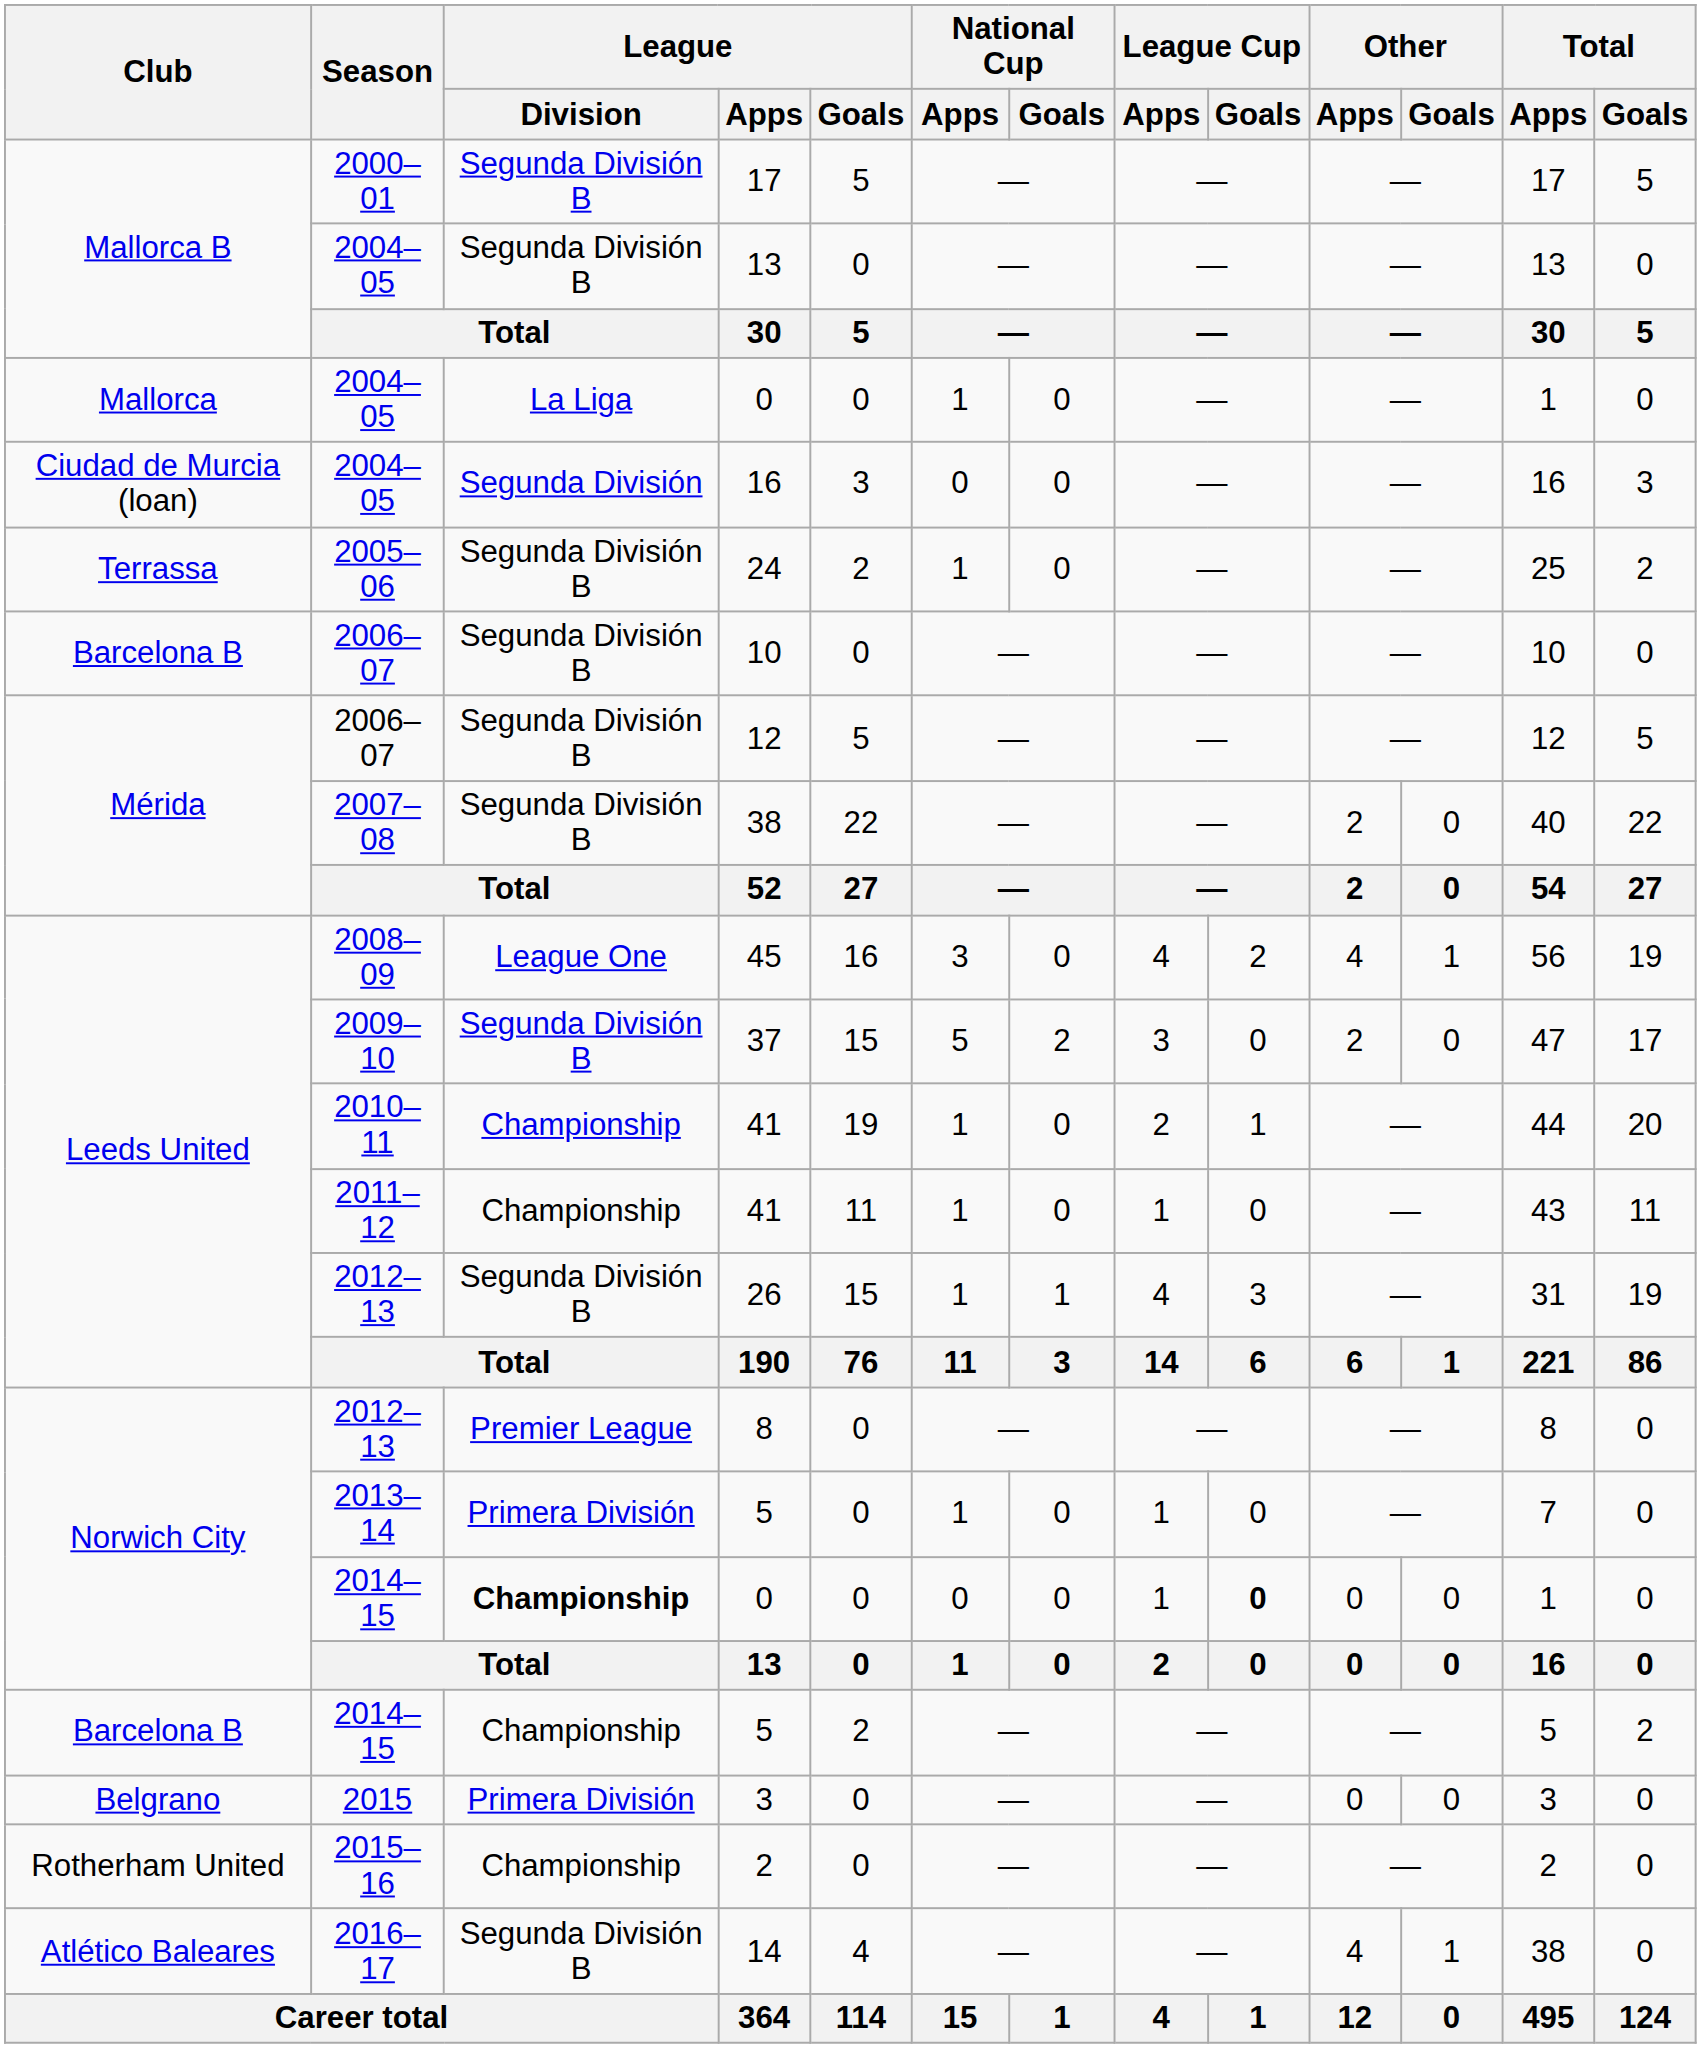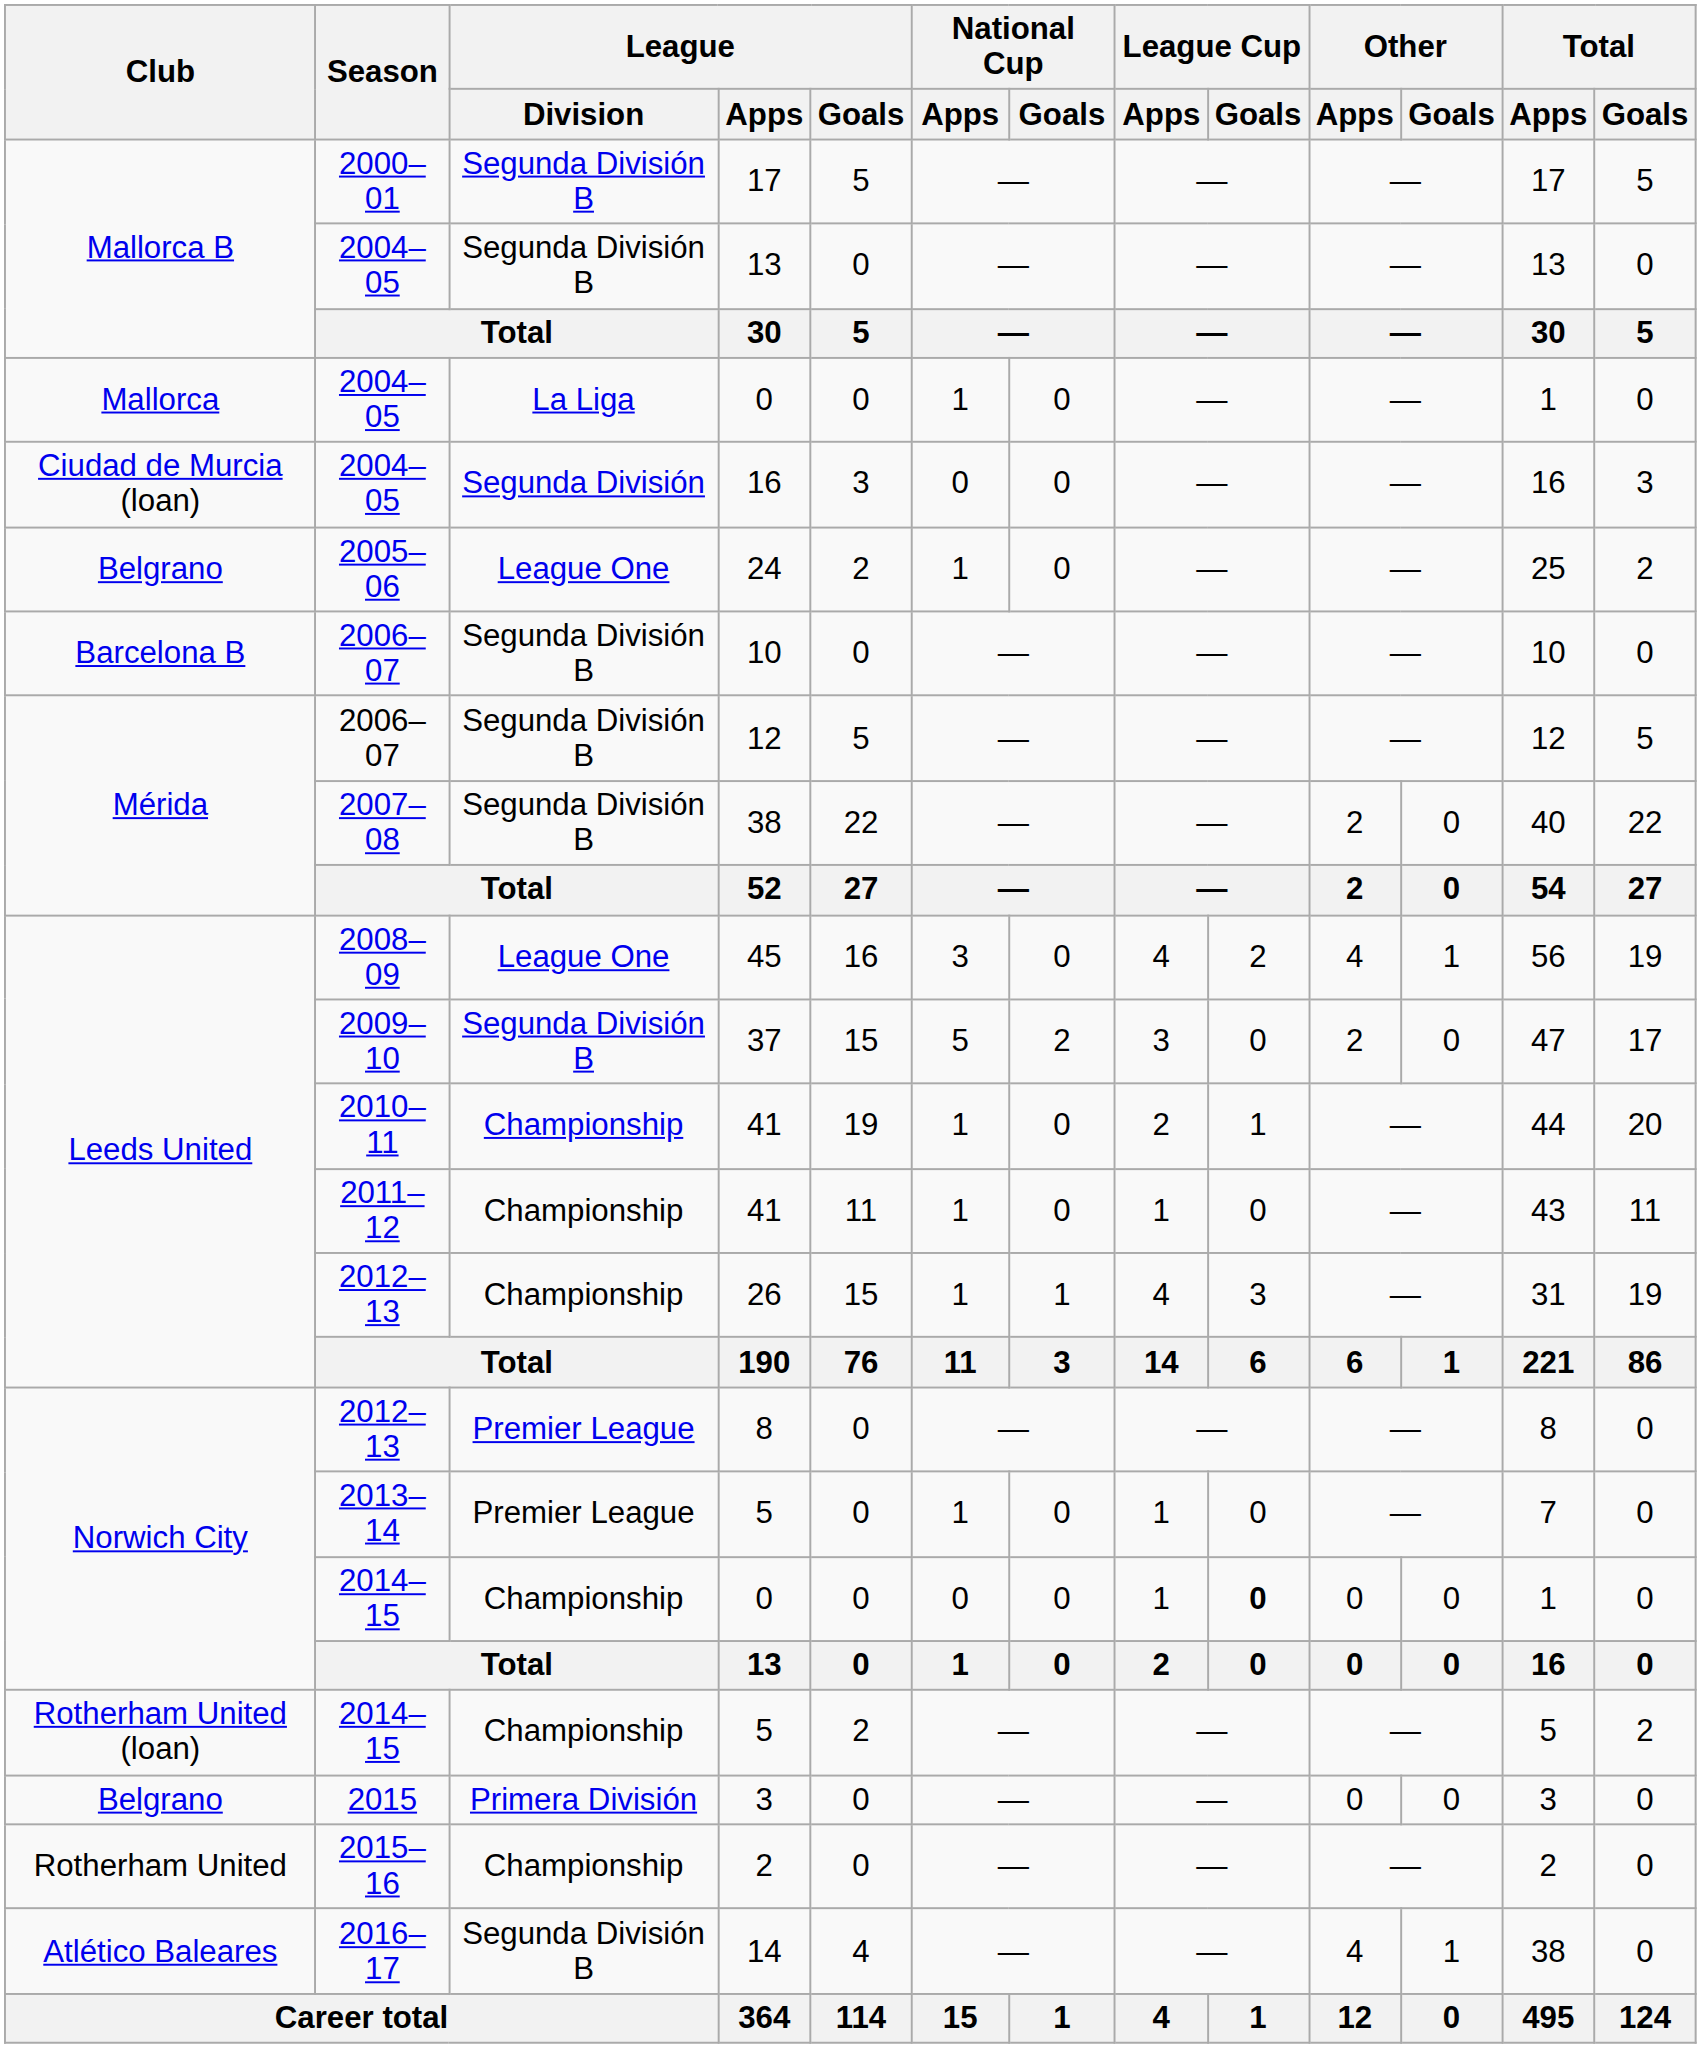(158, 568) Terrassa -> (160, 568) Belgrano
(581, 568) Segunda División B -> (584, 568) League One
(581, 1294) Segunda División B -> (584, 1294) Championship
(581, 1513) Primera División -> (584, 1513) Premier League
(581, 1598) bold -> (584, 1598) normal
(158, 1732) Barcelona B -> (160, 1732) Rotherham United (loan)
